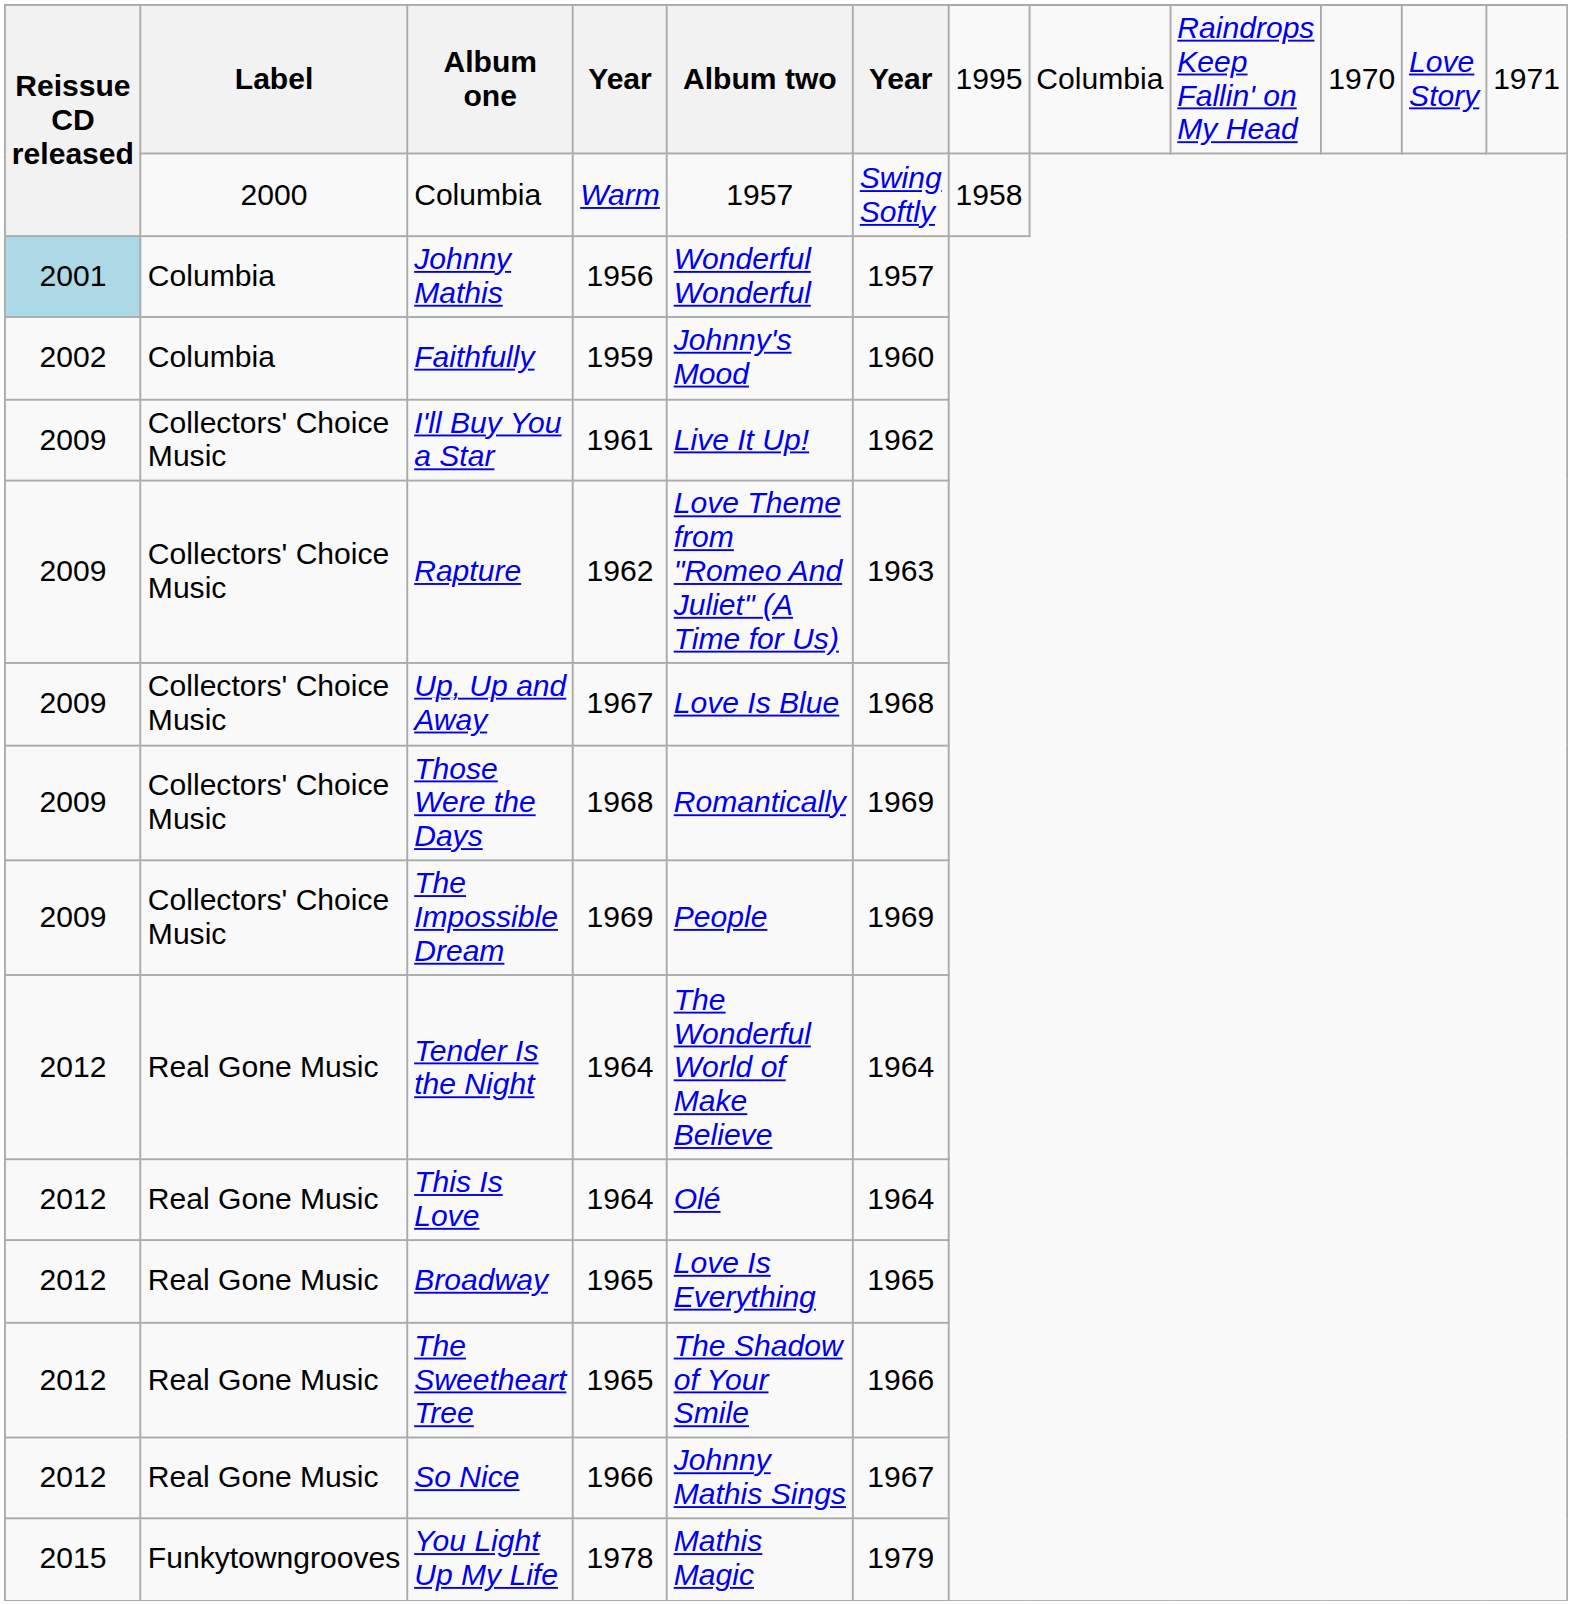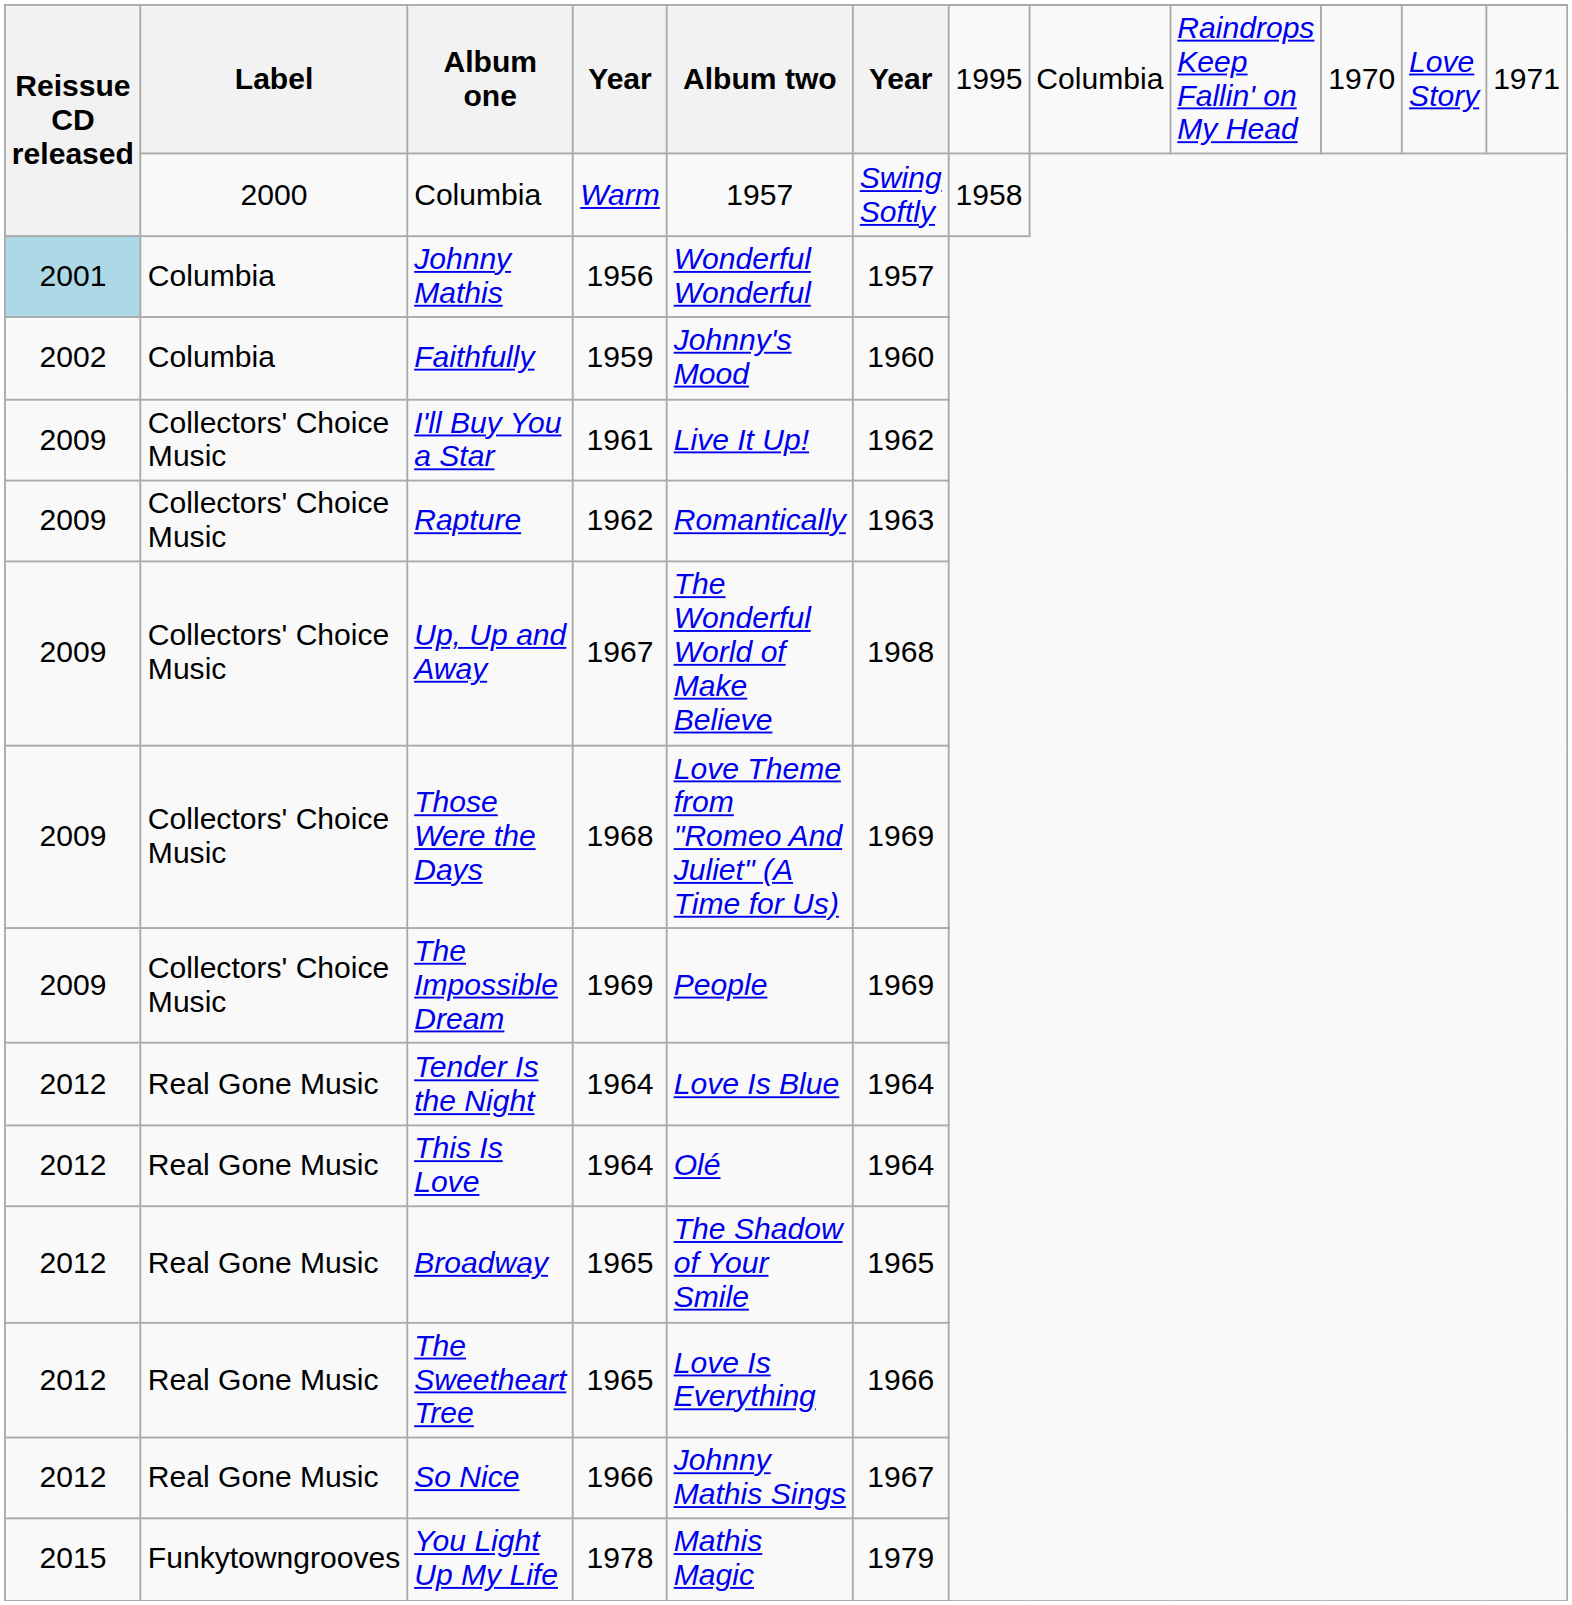(758, 571) Love Theme from "Romeo And Juliet" (A Time for Us) -> (760, 520) Romantically
(756, 703) Love Is Blue -> (742, 652) The Wonderful World of Make Believe
(760, 802) Romantically -> (758, 836) Love Theme from "Romeo And Juliet" (A Time for Us)
(742, 1066) The Wonderful World of Make Believe -> (756, 1083) Love Is Blue
(745, 1280) Love Is Everything -> (758, 1263) The Shadow of Your Smile
(758, 1379) The Shadow of Your Smile -> (745, 1379) Love Is Everything
